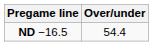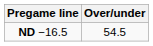(115, 31) 54.4 -> (115, 31) 54.5
